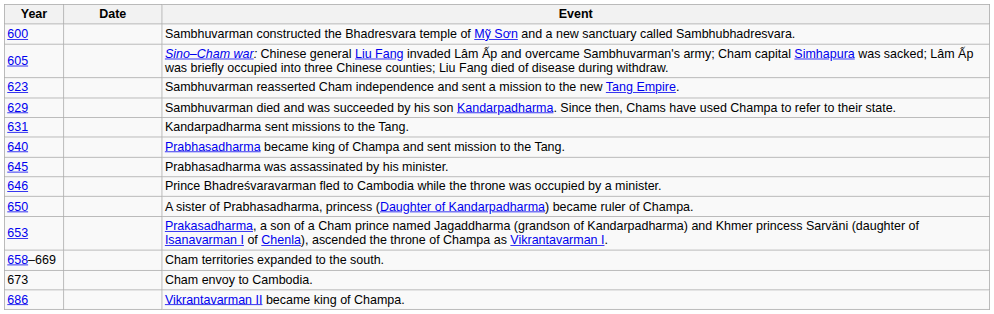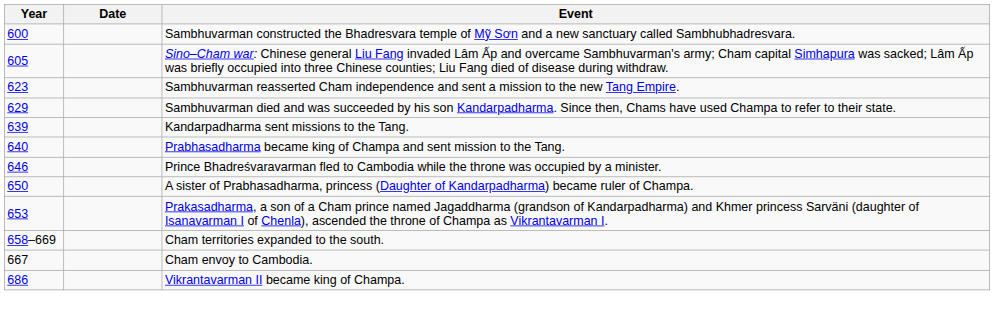(18, 127) 631 -> (18, 127) 639
- row: (307, 166)
(18, 279) 673 -> (18, 260) 667
